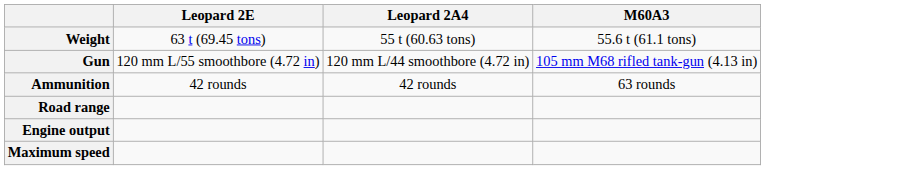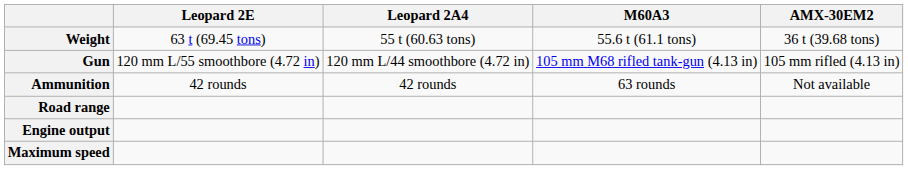+ column: (832, 15)
